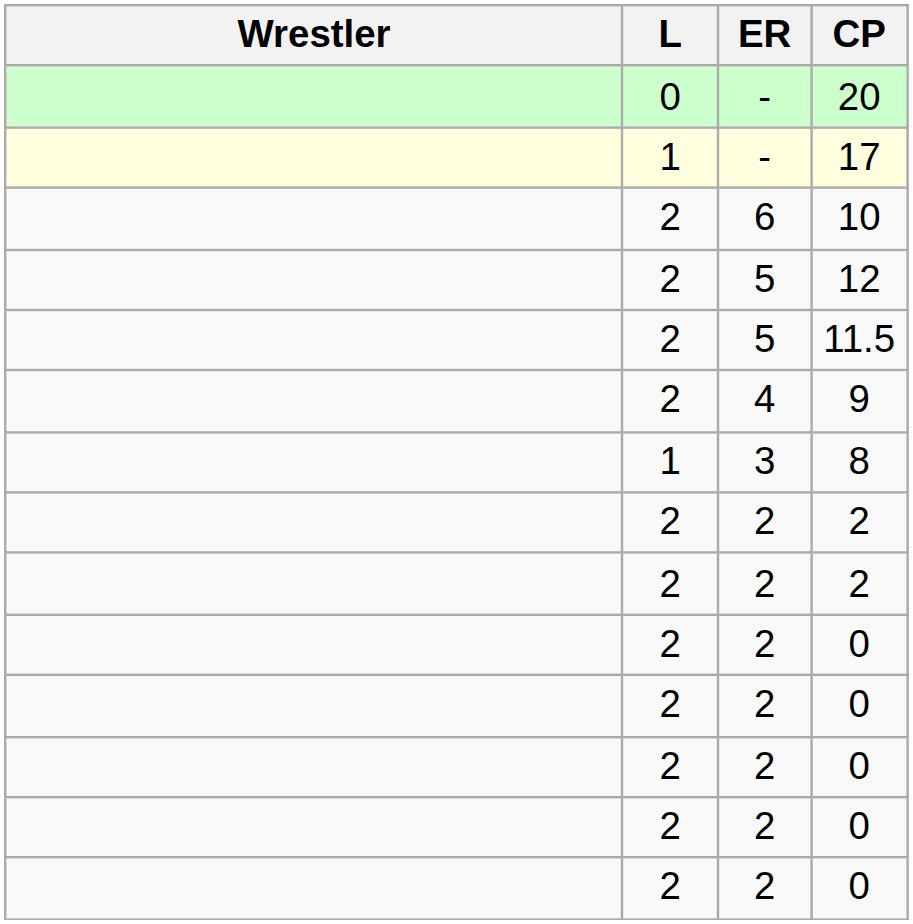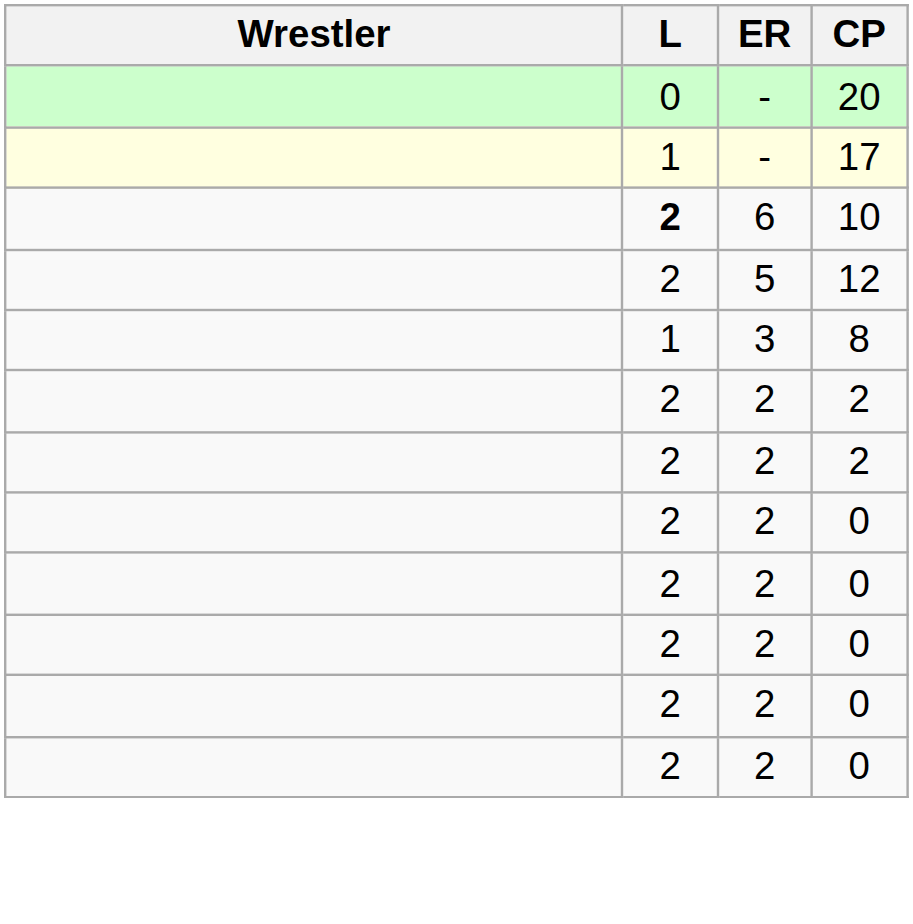(670, 217) normal -> (670, 217) bold
- row: (765, 339)
- row: (765, 400)
